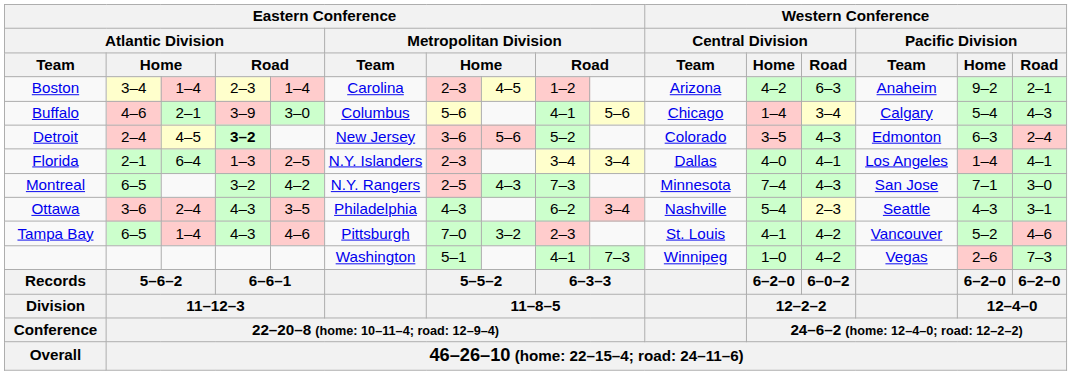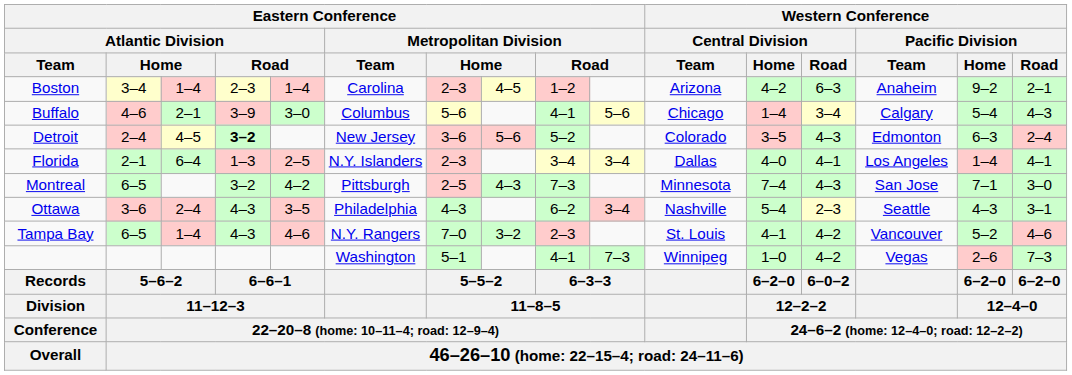(376, 185) N.Y. Rangers -> (376, 185) Pittsburgh
(376, 233) Pittsburgh -> (376, 233) N.Y. Rangers
